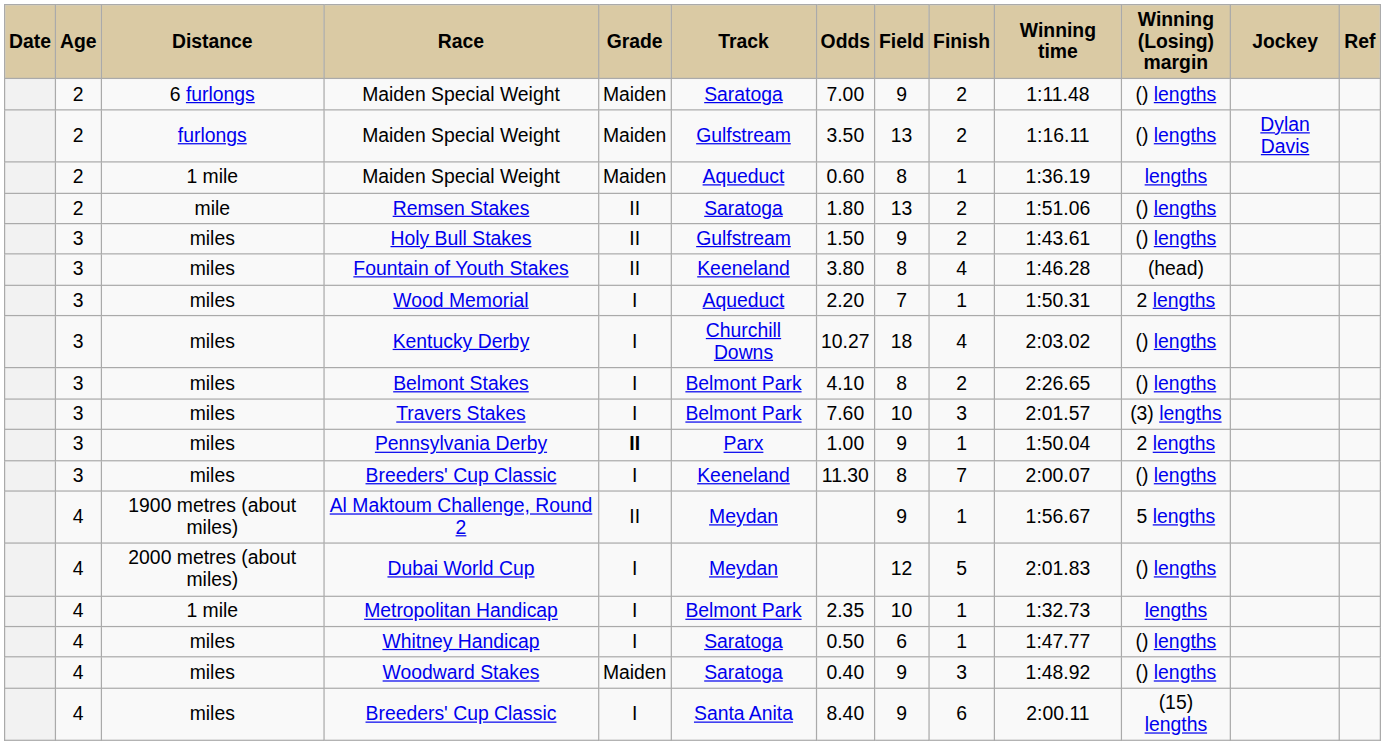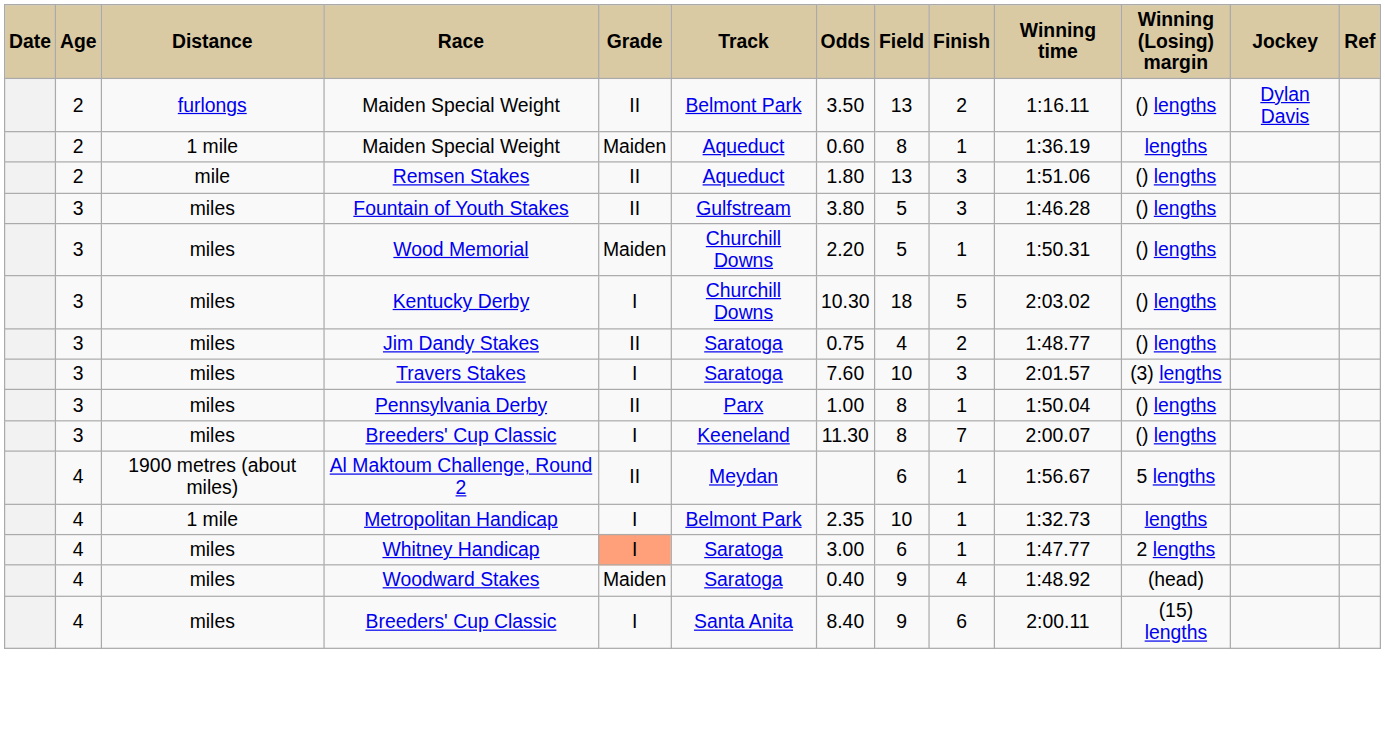- row: (212, 94)
(635, 135) Maiden -> (635, 105) II
(743, 135) Gulfstream -> (743, 105) Belmont Park
(743, 208) Saratoga -> (743, 177) Aqueduct
(962, 208) 2 -> (962, 177) 3
- row: (212, 238)
(743, 269) Keeneland -> (743, 208) Gulfstream
(902, 269) 8 -> (902, 208) 5
(962, 269) 4 -> (962, 208) 3
(1176, 269) (head) -> (1176, 208) () lengths
(635, 300) I -> (635, 249) Maiden
(743, 300) Aqueduct -> (743, 249) Churchill Downs
(902, 300) 7 -> (902, 249) 5
(1176, 300) 2 lengths -> (1176, 249) () lengths
(845, 341) 10.27 -> (845, 302) 10.30
(962, 341) 4 -> (962, 302) 5
- row: (212, 383)
+ row: (212, 343)
(743, 414) Belmont Park -> (743, 374) Saratoga
(635, 444) bold -> (635, 405) normal
(902, 444) 9 -> (902, 405) 8
(1176, 444) 2 lengths -> (1176, 405) () lengths
(902, 517) 9 -> (902, 477) 6
- row: (212, 569)
(635, 641) no background -> (635, 549) lightsalmon background
(845, 641) 0.50 -> (845, 549) 3.00
(1176, 641) () lengths -> (1176, 549) 2 lengths
(962, 672) 3 -> (962, 580) 4
(1176, 672) () lengths -> (1176, 580) (head)
